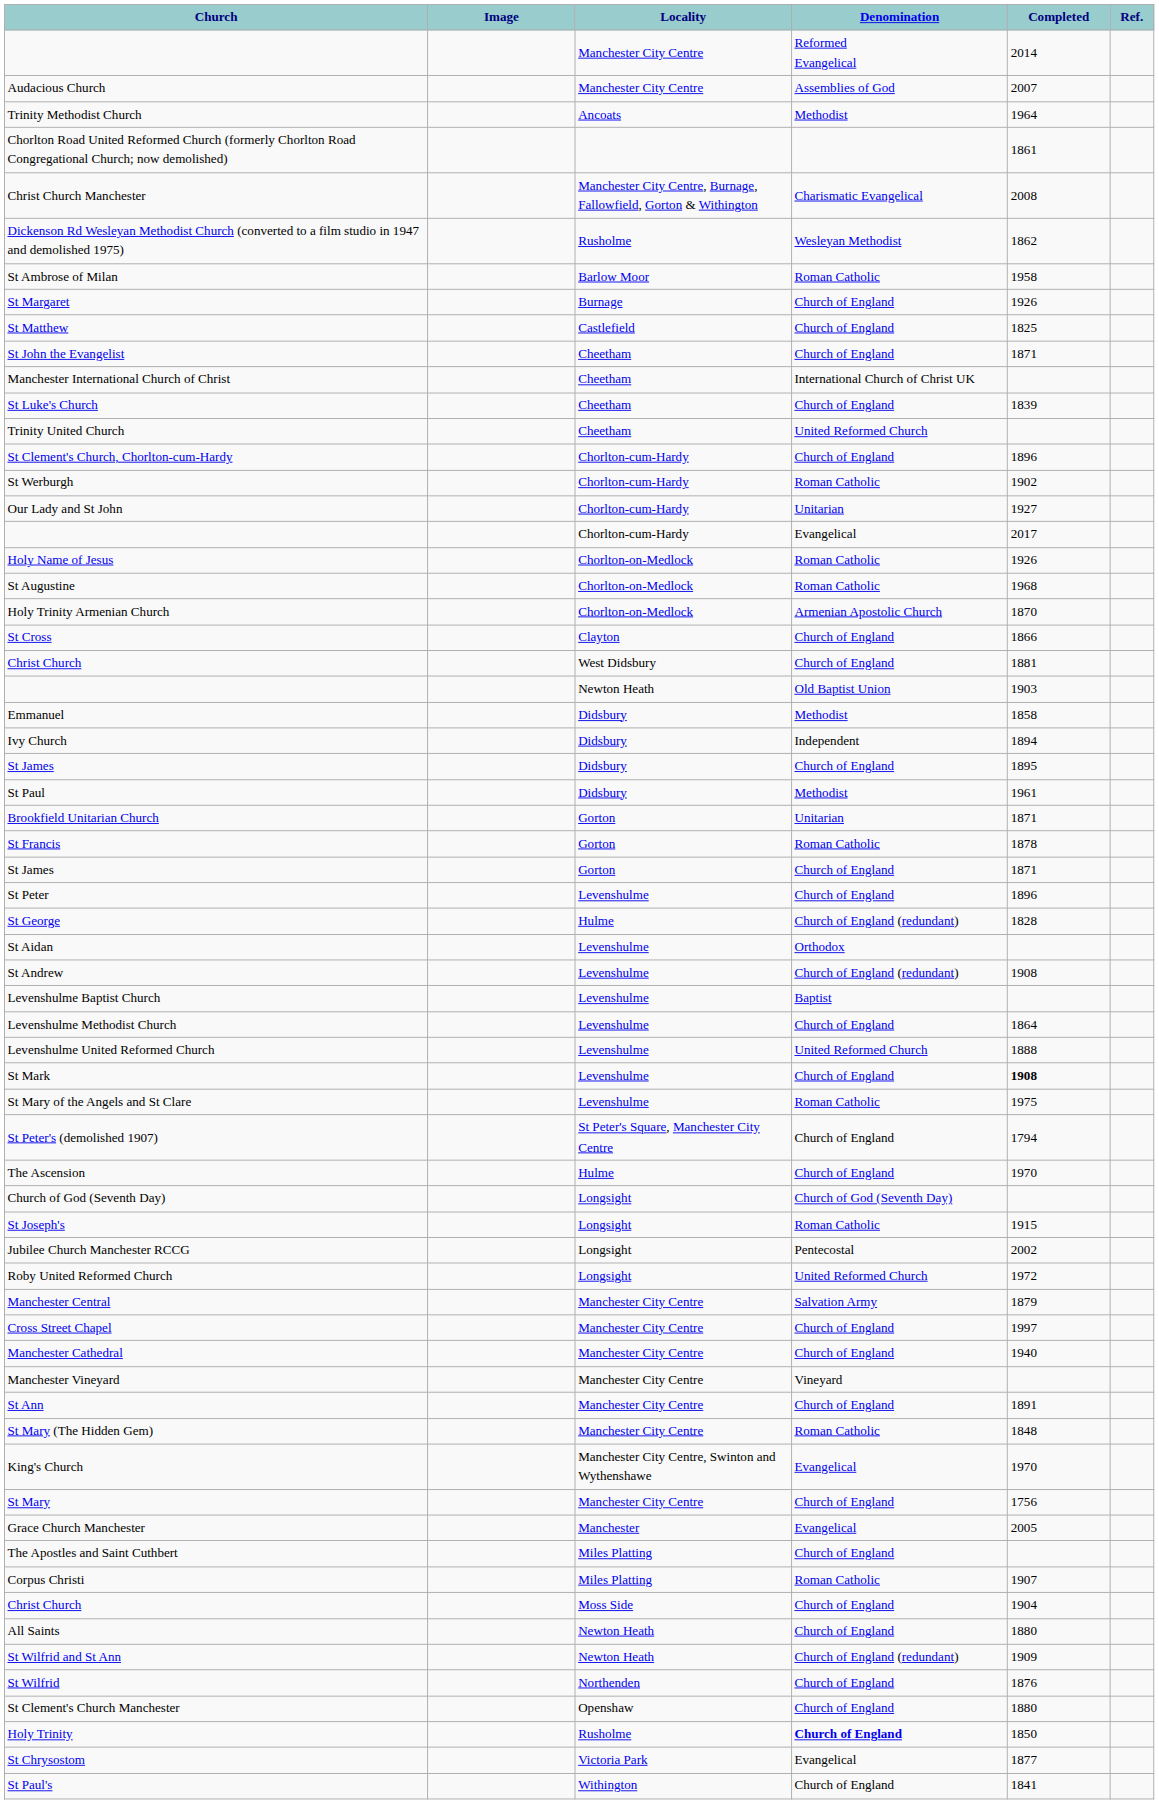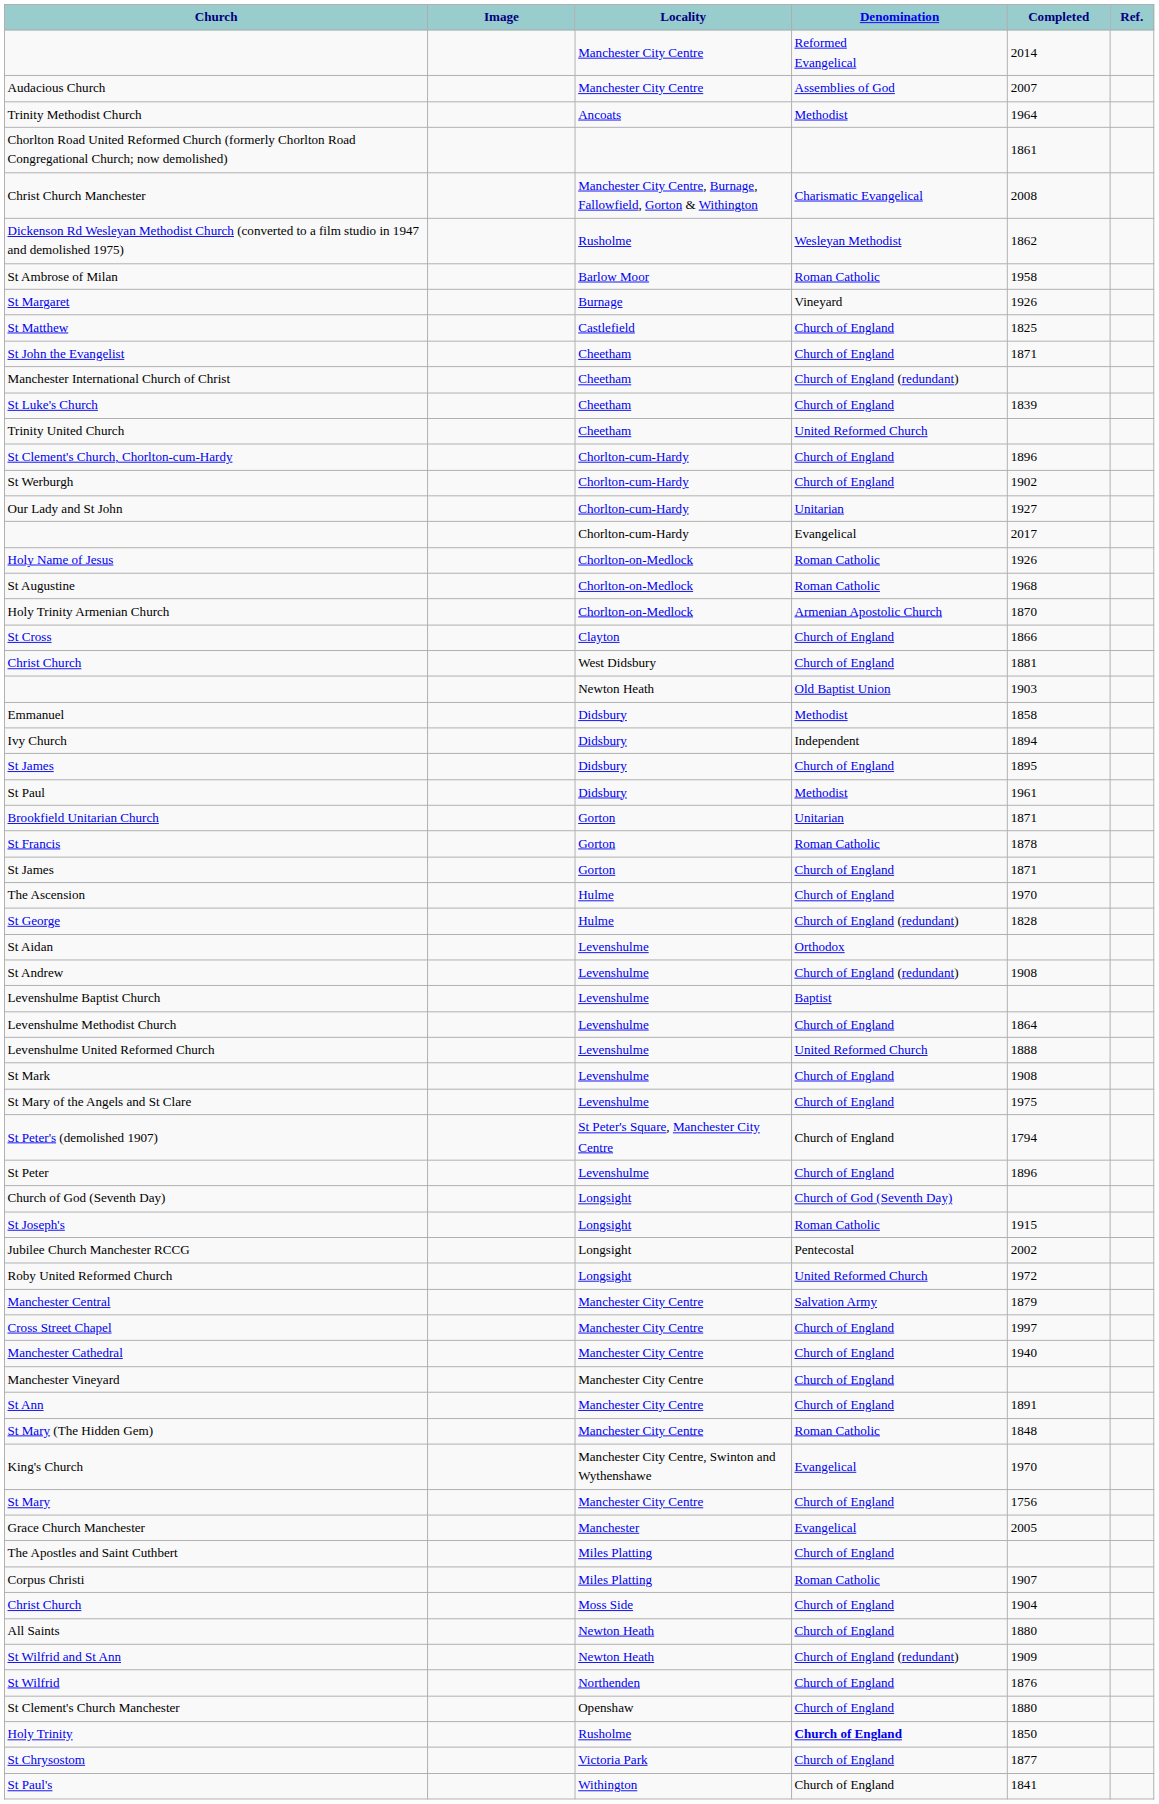(844, 302) Church of England -> (818, 302) Vineyard
(885, 379) International Church of Christ UK -> (876, 379) Church of England (redundant)
(837, 483) Roman Catholic -> (844, 483) Church of England
rows swapped: (46, 1173) <-> (28, 895)
(1024, 1076) bold -> (1024, 1076) normal
(837, 1102) Roman Catholic -> (844, 1102) Church of England
(818, 1379) Vineyard -> (844, 1379) Church of England
(825, 1760) Evangelical -> (844, 1760) Church of England
